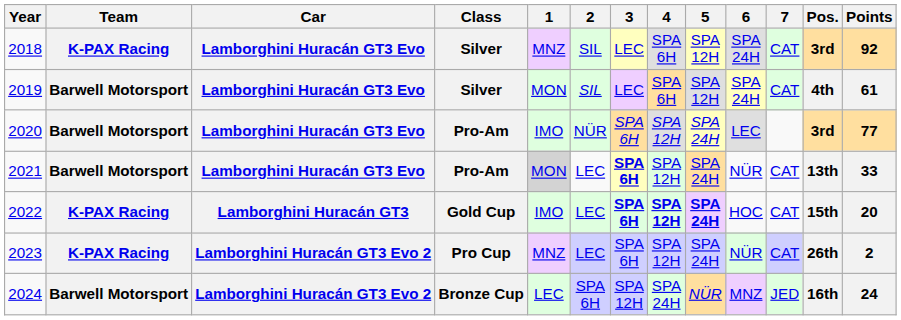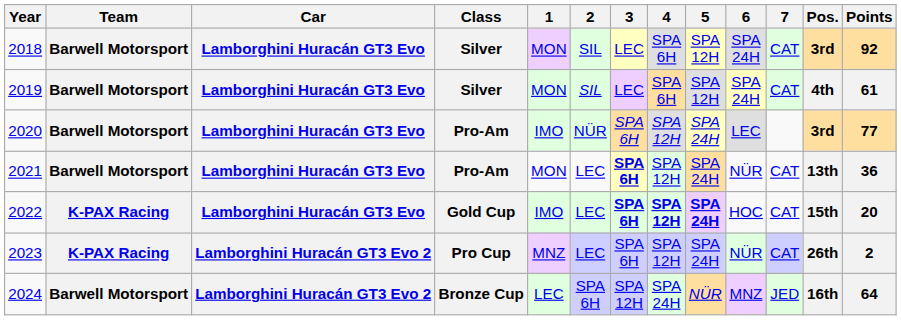(119, 49) K-PAX Racing -> (119, 49) Barwell Motorsport
(549, 49) MNZ -> (549, 49) MON
(549, 171) lightgrey background -> (549, 171) no background
(869, 171) 33 -> (869, 171) 36
(313, 212) Lamborghini Huracán GT3 -> (313, 212) Lamborghini Huracán GT3 Evo
(869, 293) 24 -> (869, 293) 64
